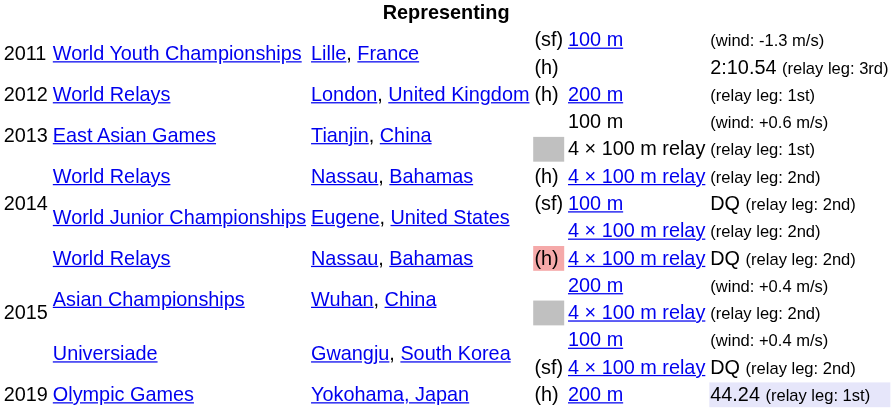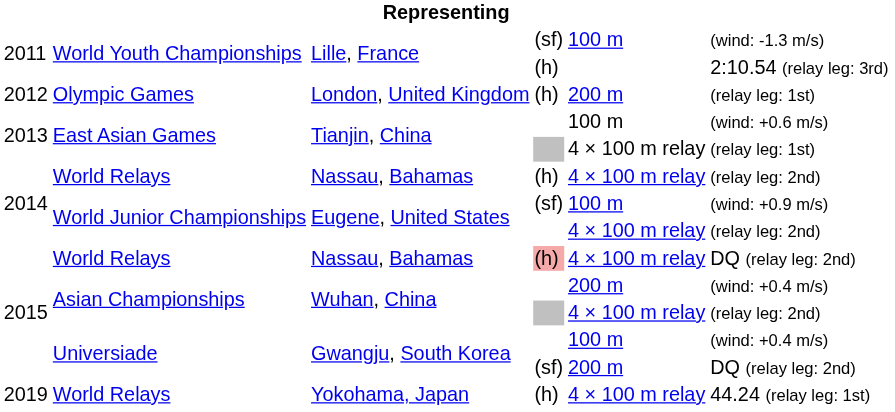(112, 94) World Relays -> (123, 94) Olympic Games
(783, 203) DQ (relay leg: 2nd) -> (769, 204) (wind: +0.9 m/s)
(637, 367) 4 × 100 m relay -> (596, 367) 200 m
(123, 394) Olympic Games -> (112, 394) World Relays
(596, 394) 200 m -> (637, 394) 4 × 100 m relay
(790, 394) lavender background -> (790, 394) no background
